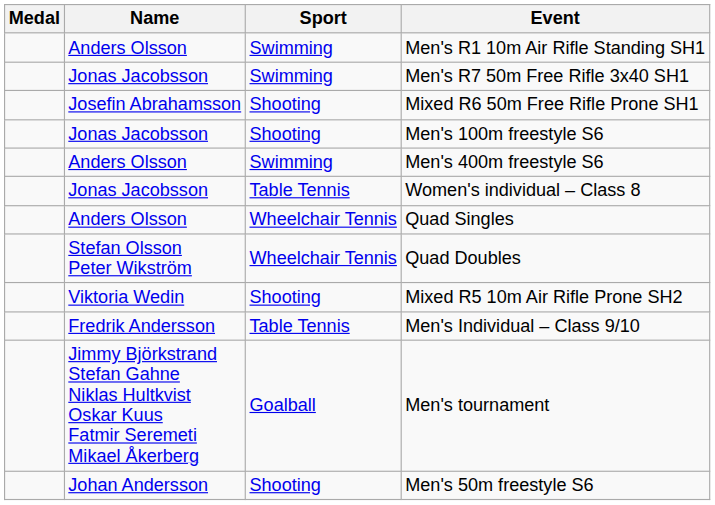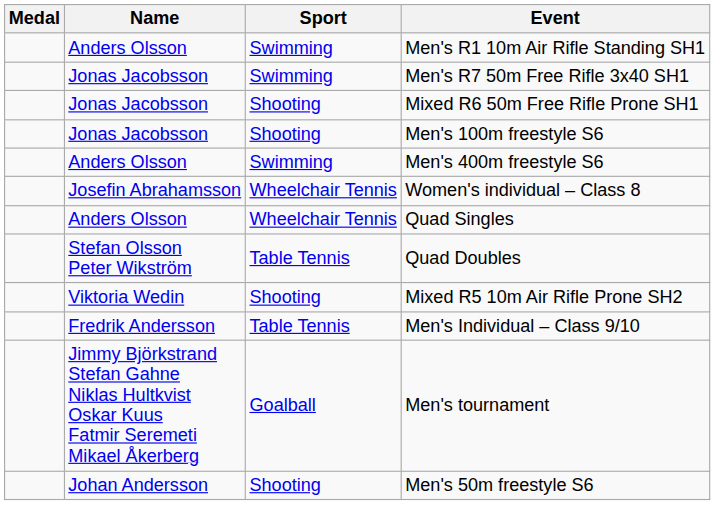(155, 104) Josefin Abrahamsson -> (138, 104) Jonas Jacobsson
(138, 190) Jonas Jacobsson -> (155, 190) Josefin Abrahamsson
(300, 190) Table Tennis -> (323, 190) Wheelchair Tennis
(323, 258) Wheelchair Tennis -> (300, 258) Table Tennis
